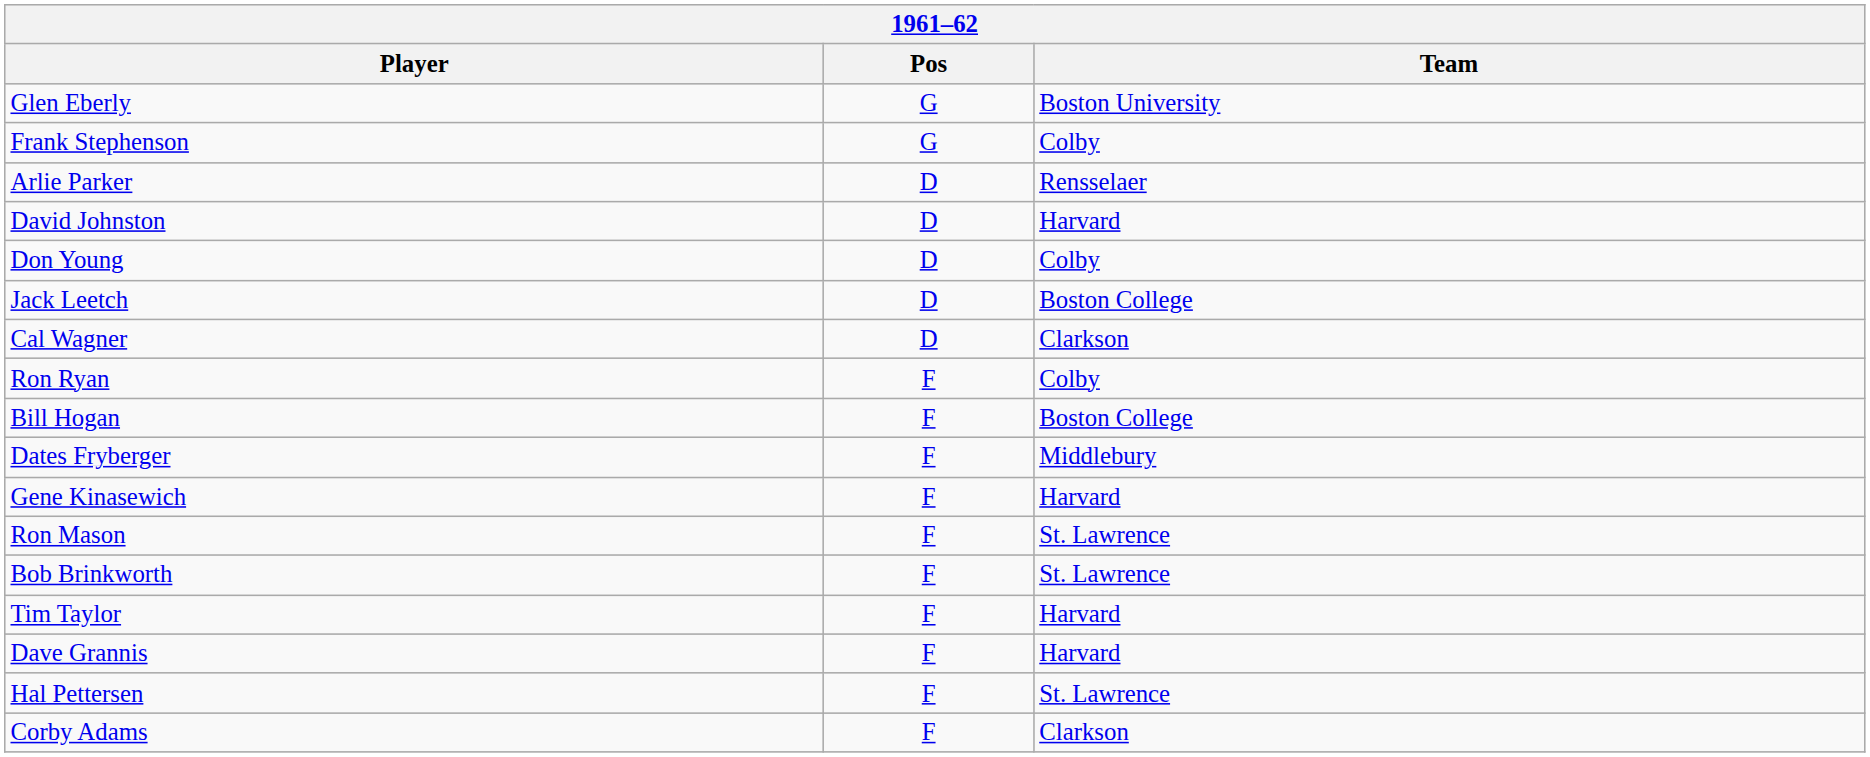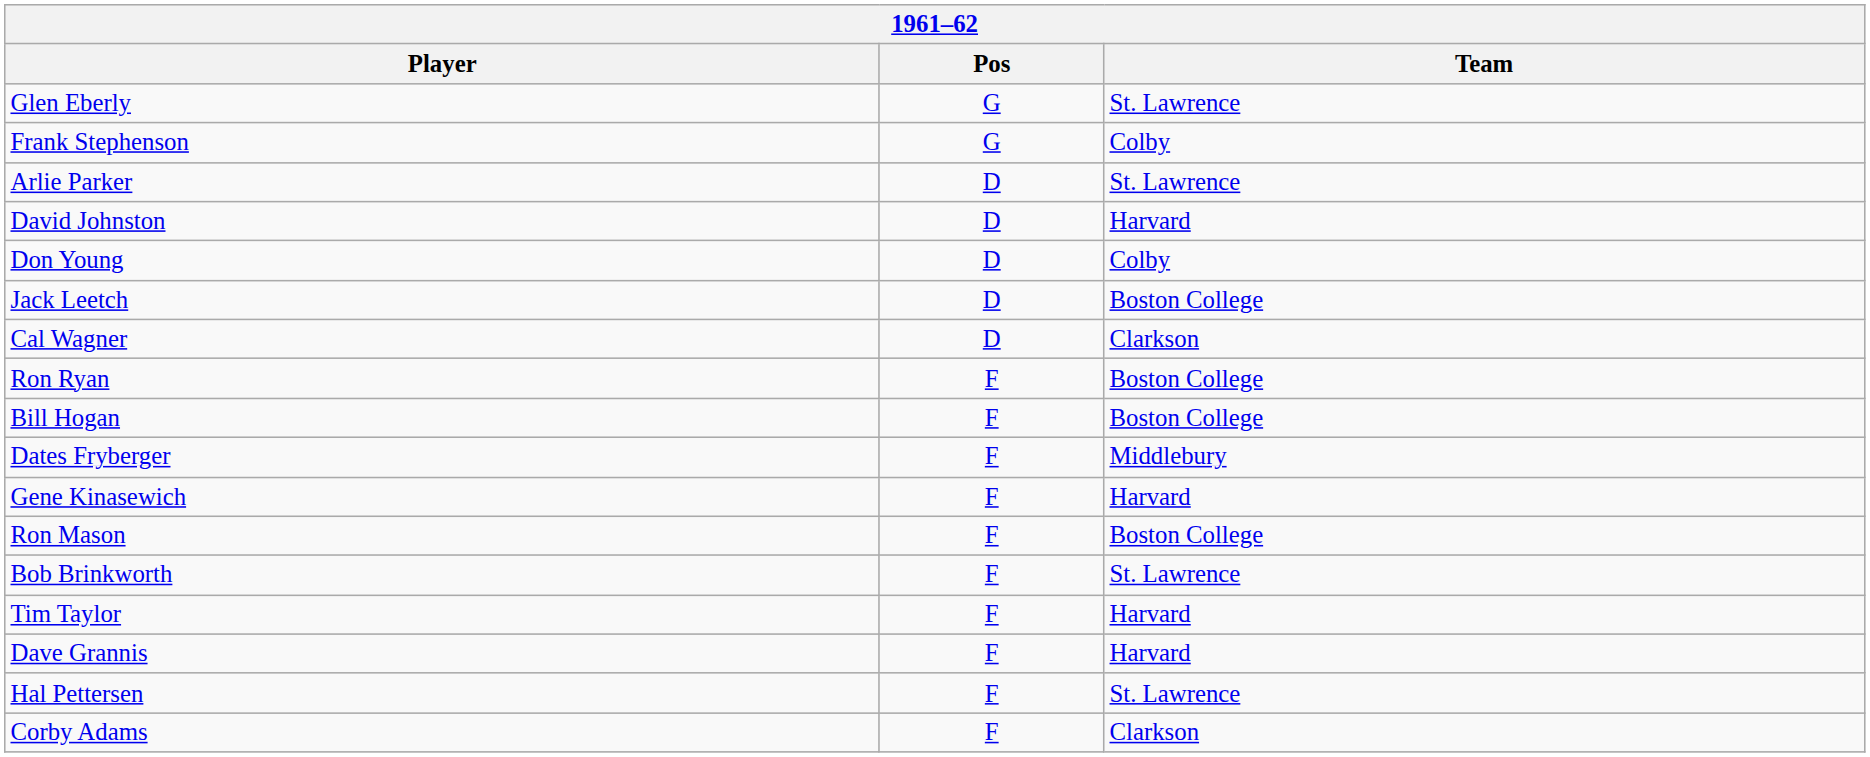(1130, 102) Boston University -> (1175, 102) St. Lawrence
(1093, 181) Rensselaer -> (1175, 181) St. Lawrence
(1070, 378) Colby -> (1186, 378) Boston College
(1105, 535) St. Lawrence -> (1186, 535) Boston College
